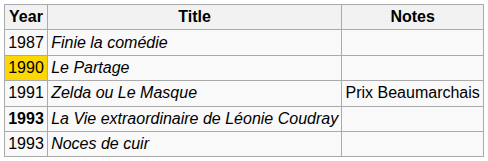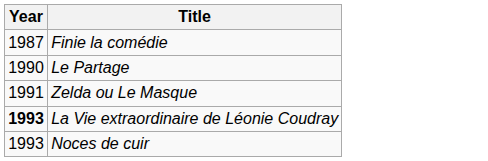- column: (413, 17)
(26, 67) gold background -> (26, 67) no background
